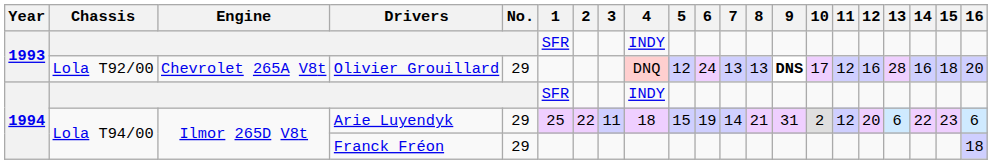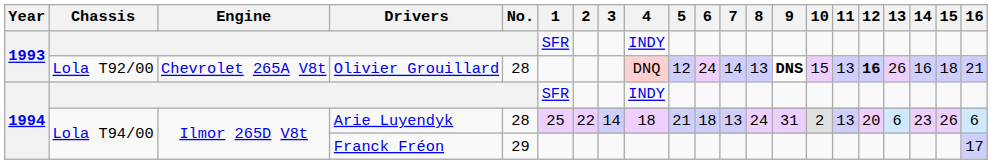(520, 69) 29 -> (520, 69) 28
(733, 69) 13 -> (733, 69) 14
(820, 69) 17 -> (820, 69) 15
(845, 69) 12 -> (845, 69) 13
(871, 69) normal -> (871, 69) bold
(897, 69) 28 -> (897, 69) 26
(974, 69) 20 -> (974, 69) 21
(520, 120) 29 -> (520, 120) 28
(612, 120) 11 -> (612, 120) 14
(682, 120) 15 -> (682, 120) 21
(707, 120) 19 -> (707, 120) 18
(733, 120) 14 -> (733, 120) 13
(759, 120) 21 -> (759, 120) 24
(845, 120) 12 -> (845, 120) 13
(923, 120) 22 -> (923, 120) 23
(949, 120) 23 -> (949, 120) 26
(974, 146) 18 -> (974, 146) 17
